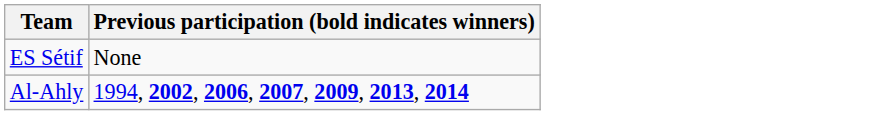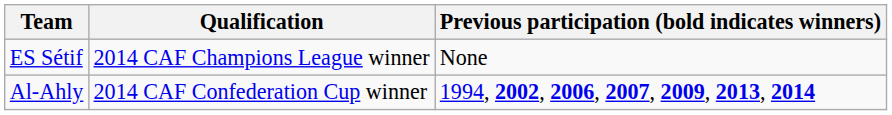+ column: (262, 22)
